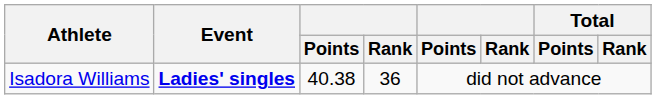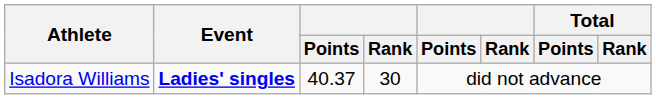(332, 79) 40.38 -> (332, 79) 40.37
(390, 79) 36 -> (390, 79) 30
